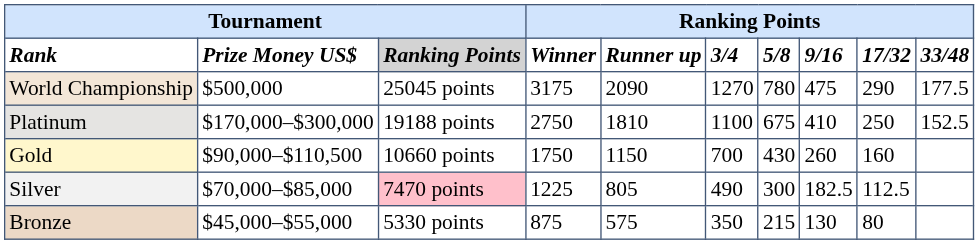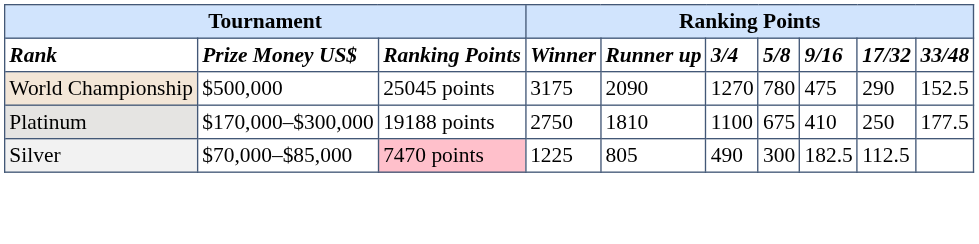(452, 54) lightgrey background -> (452, 54) no background
(945, 88) 177.5 -> (945, 88) 152.5
(945, 121) 152.5 -> (945, 121) 177.5
- row: (31, 155)
- row: (40, 222)
